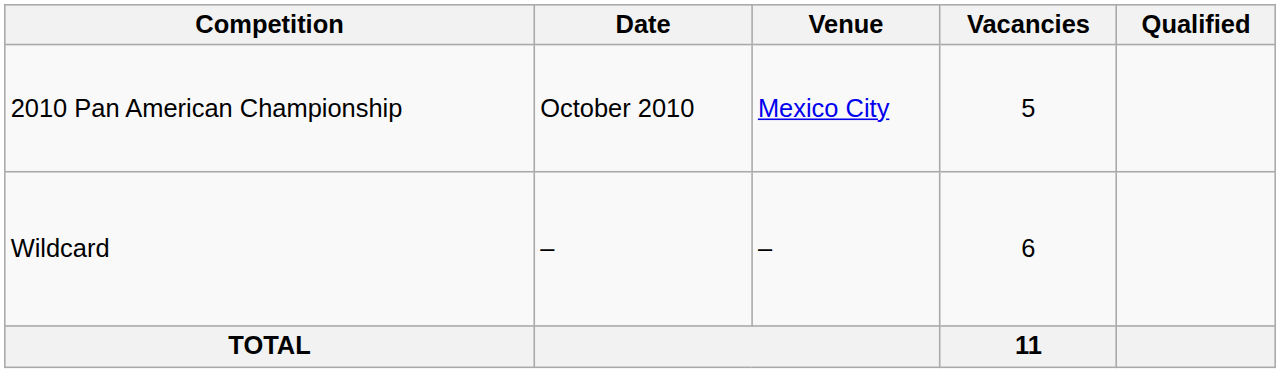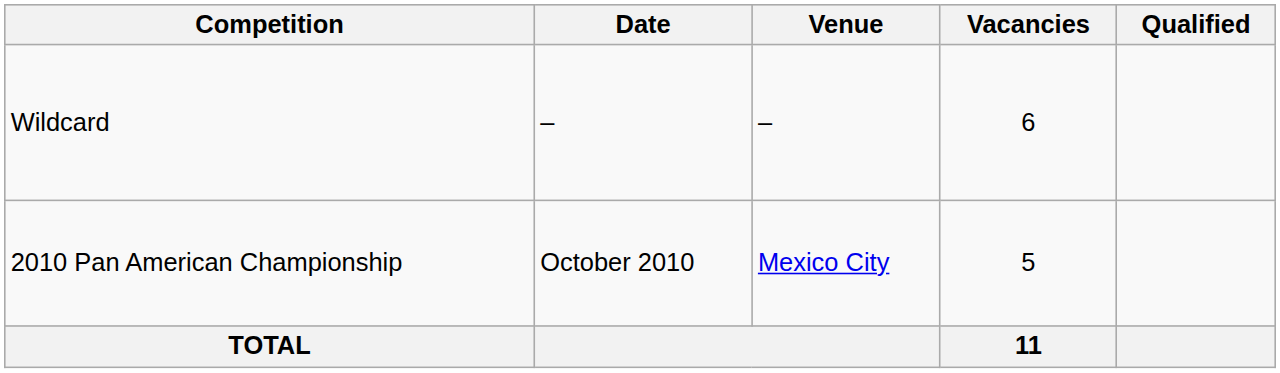rows swapped: (207, 107) <-> (60, 248)
